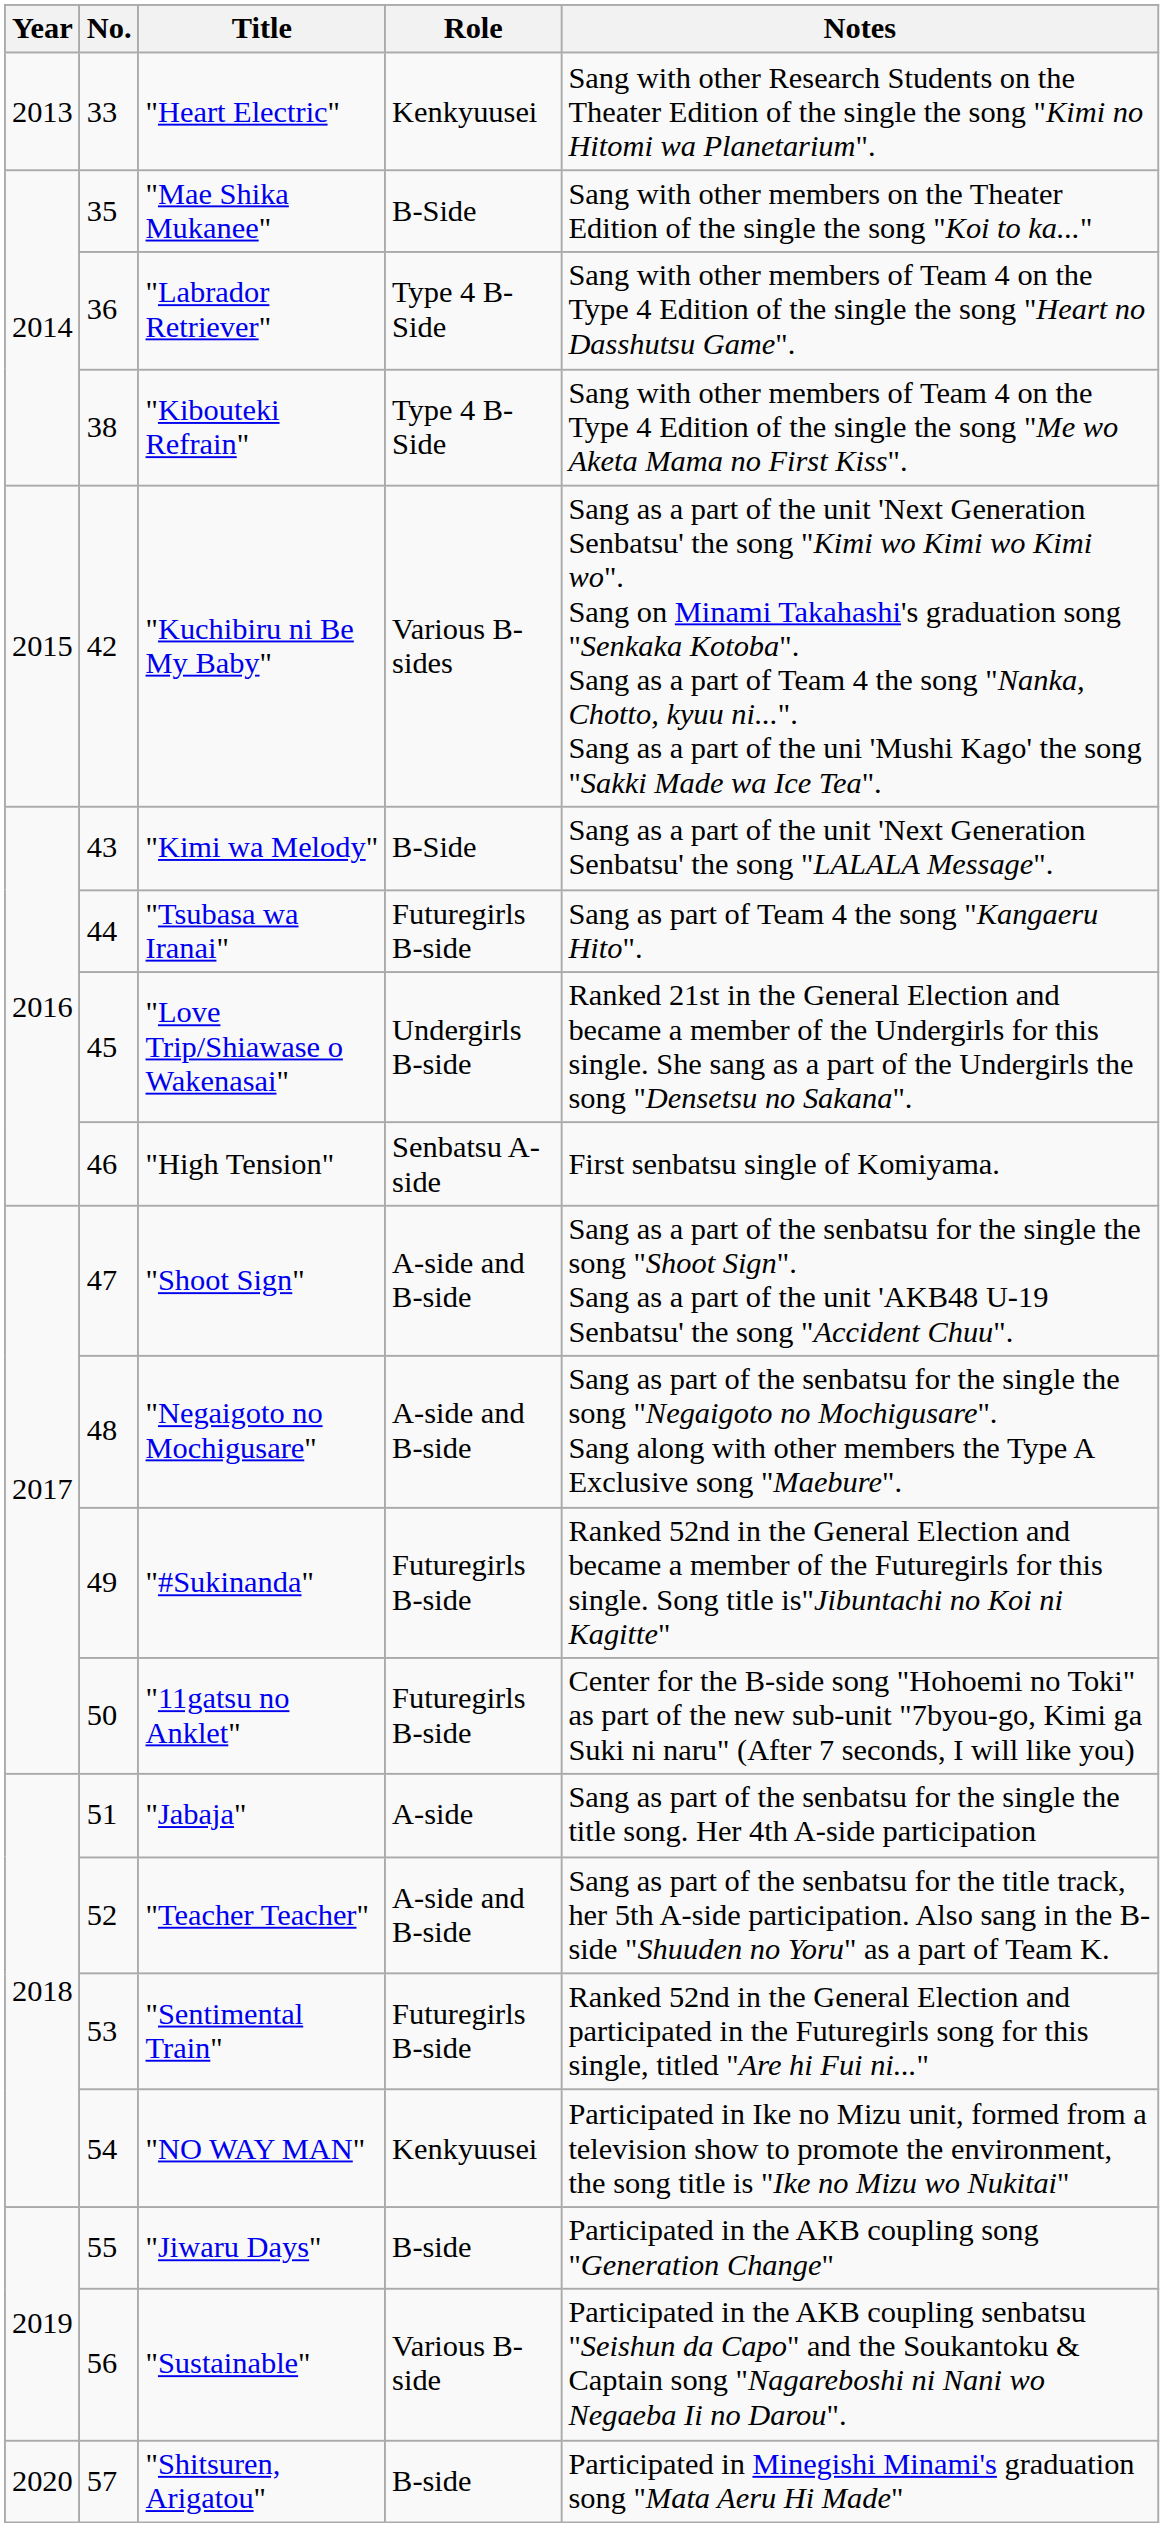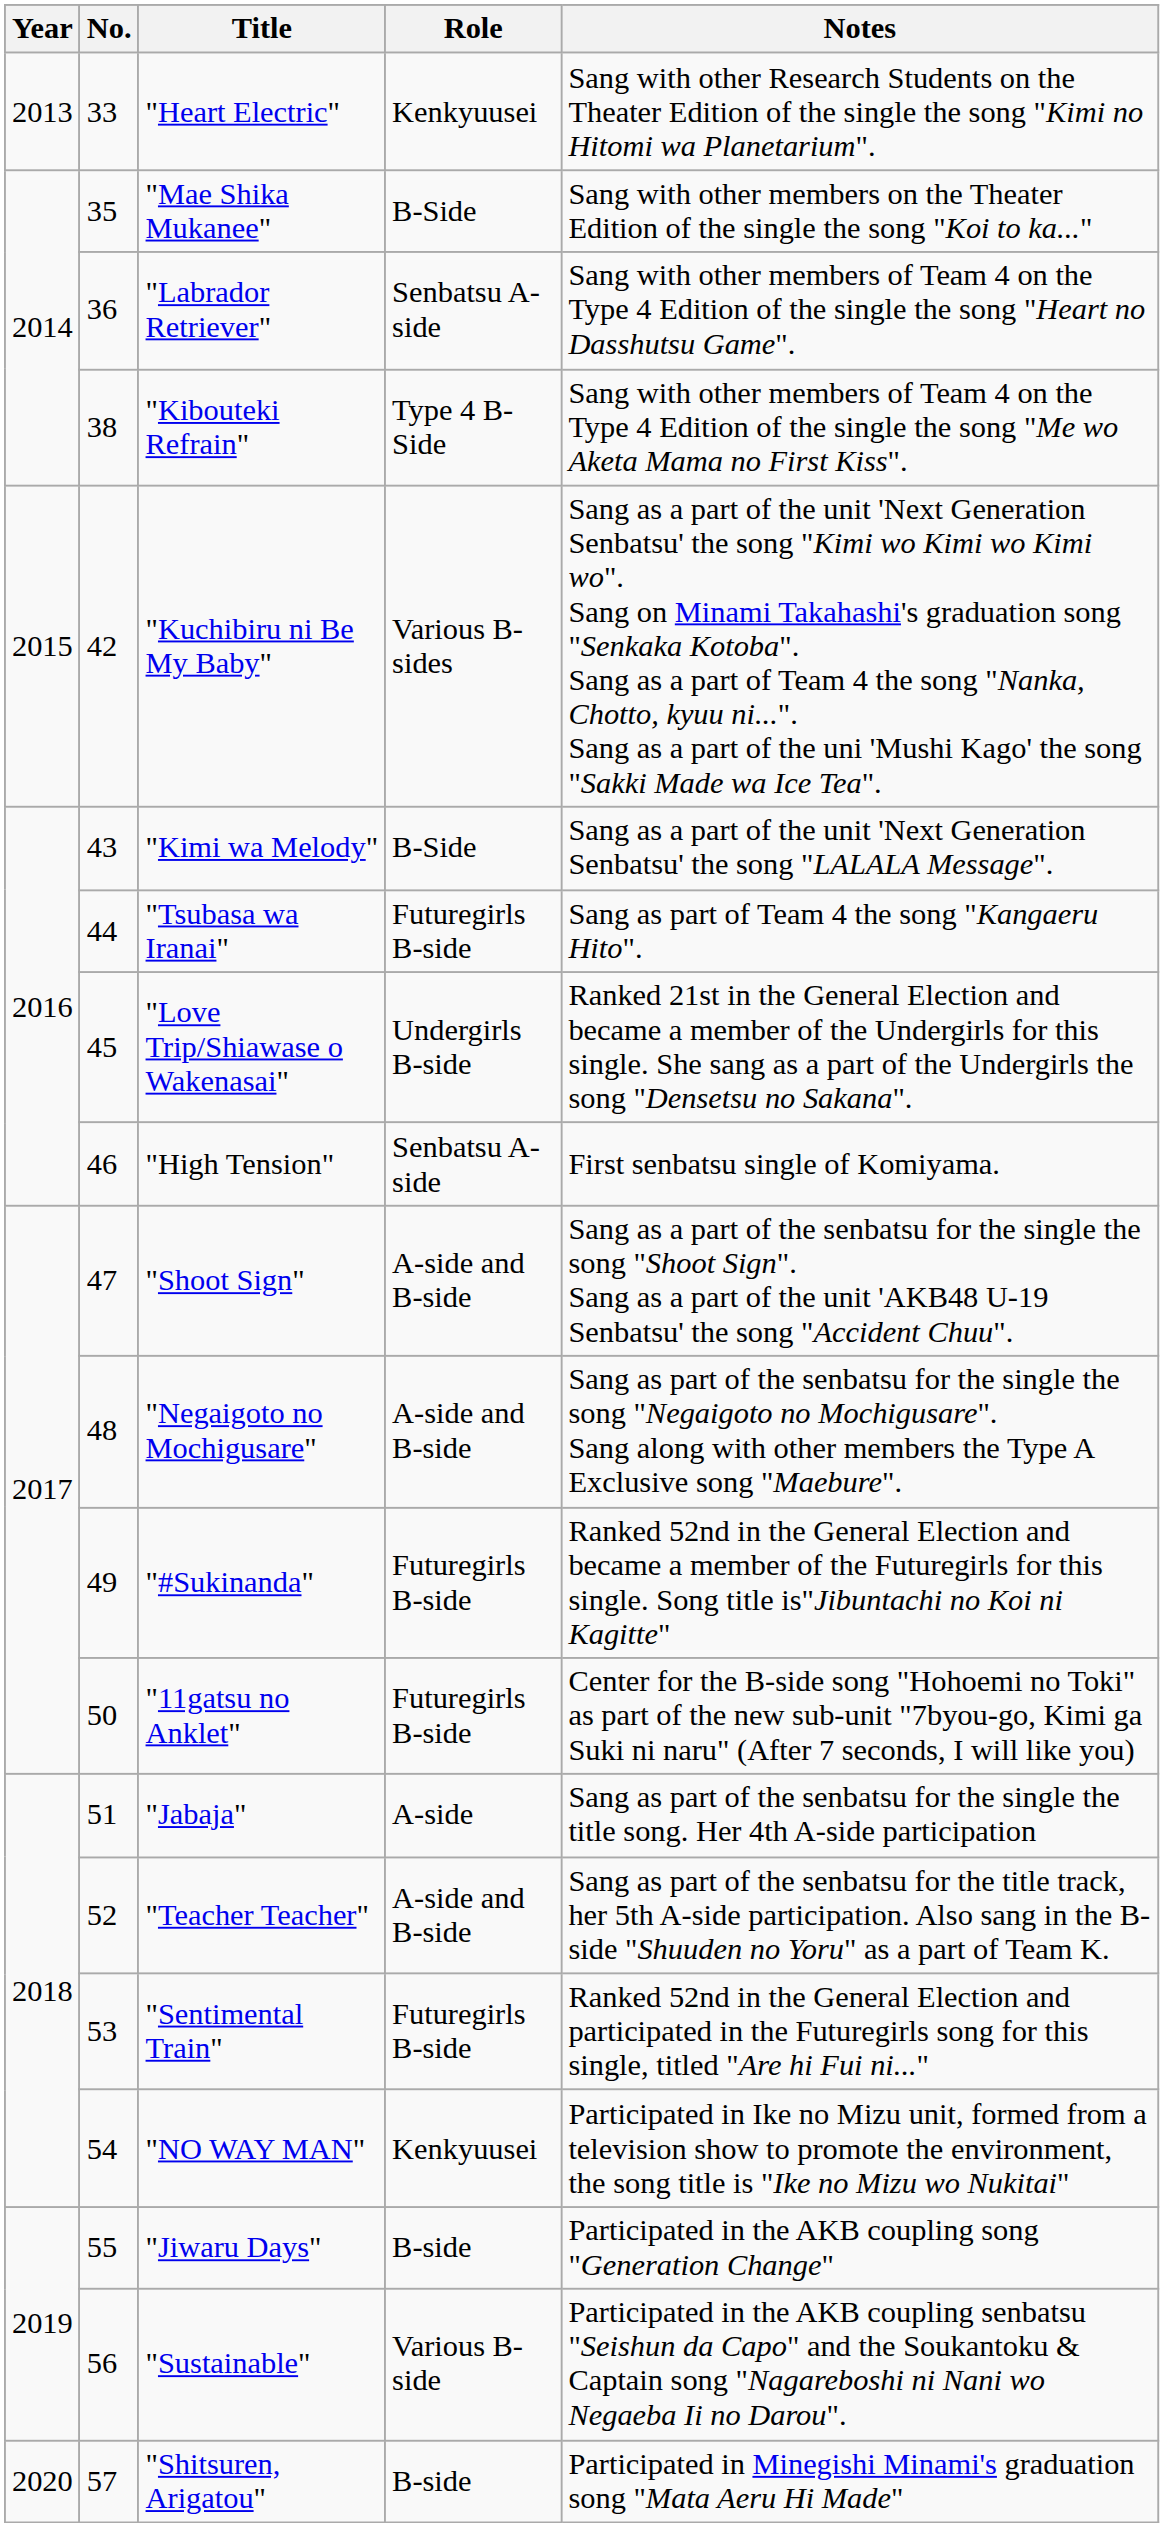(453, 310) Type 4 B-Side -> (466, 310) Senbatsu A-side
